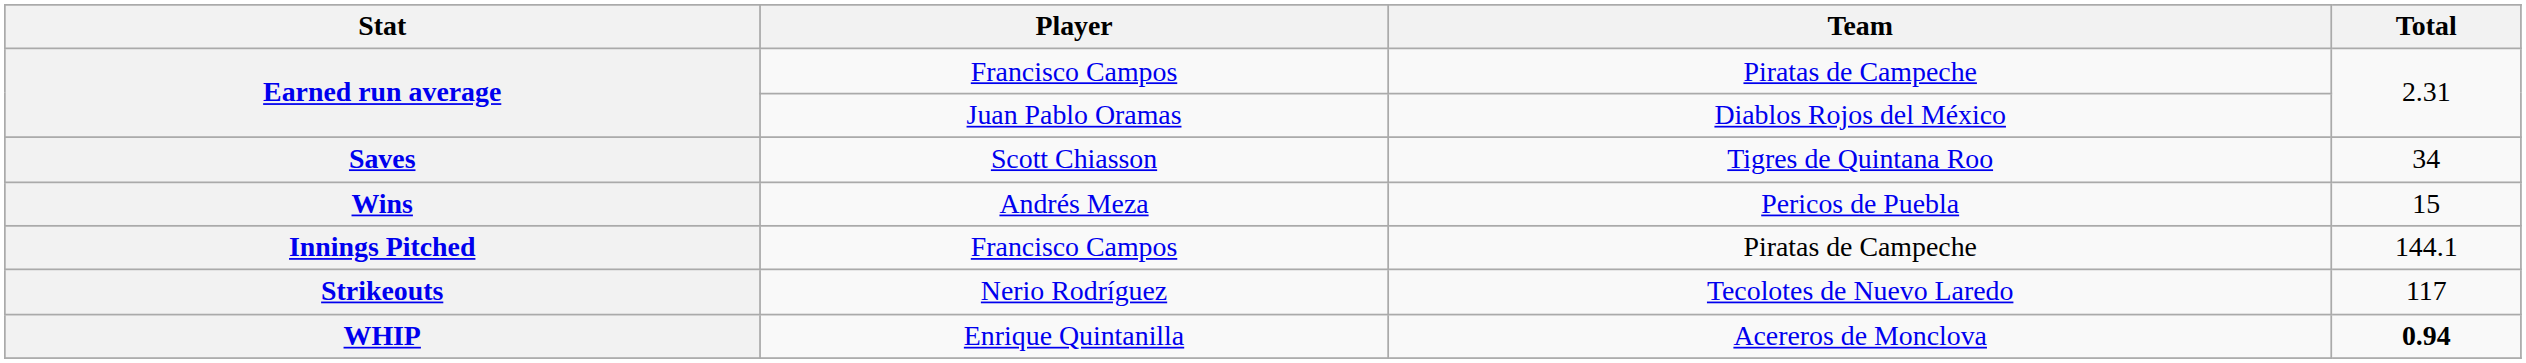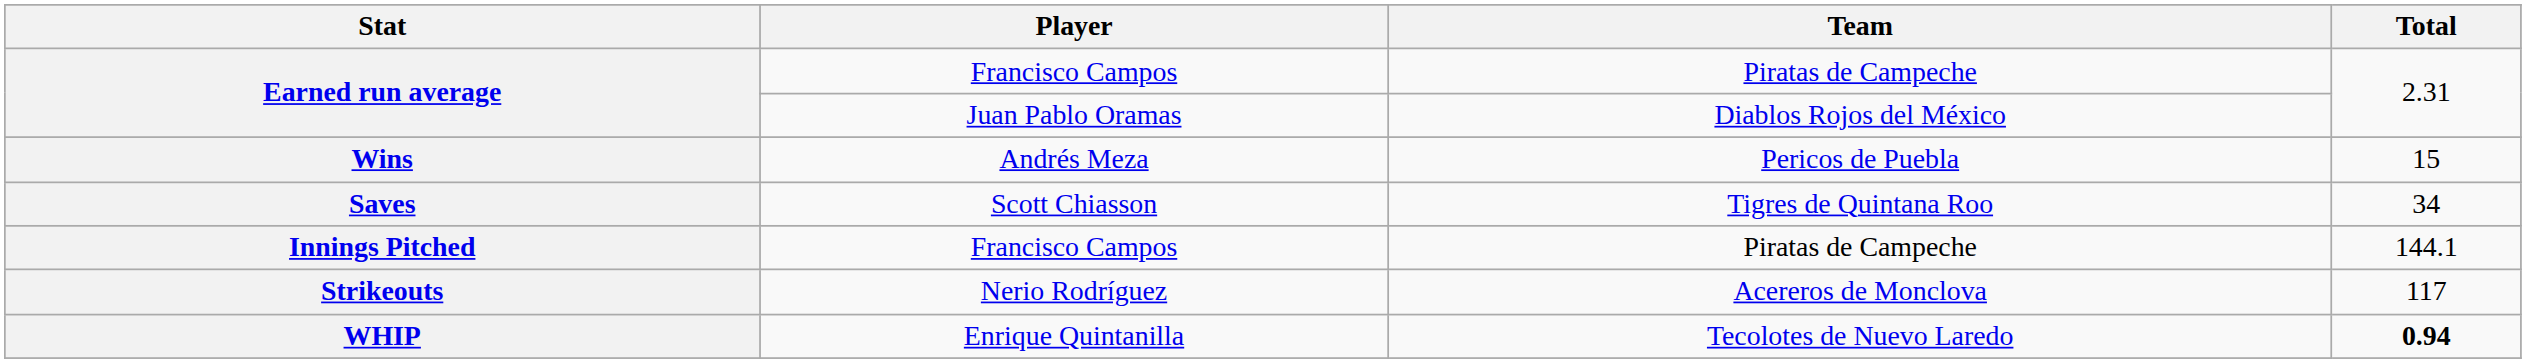rows swapped: (382, 203) <-> (382, 159)
(1860, 291) Tecolotes de Nuevo Laredo -> (1860, 291) Acereros de Monclova
(1860, 335) Acereros de Monclova -> (1860, 335) Tecolotes de Nuevo Laredo
